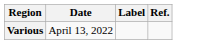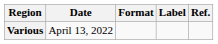+ column: (136, 13)
